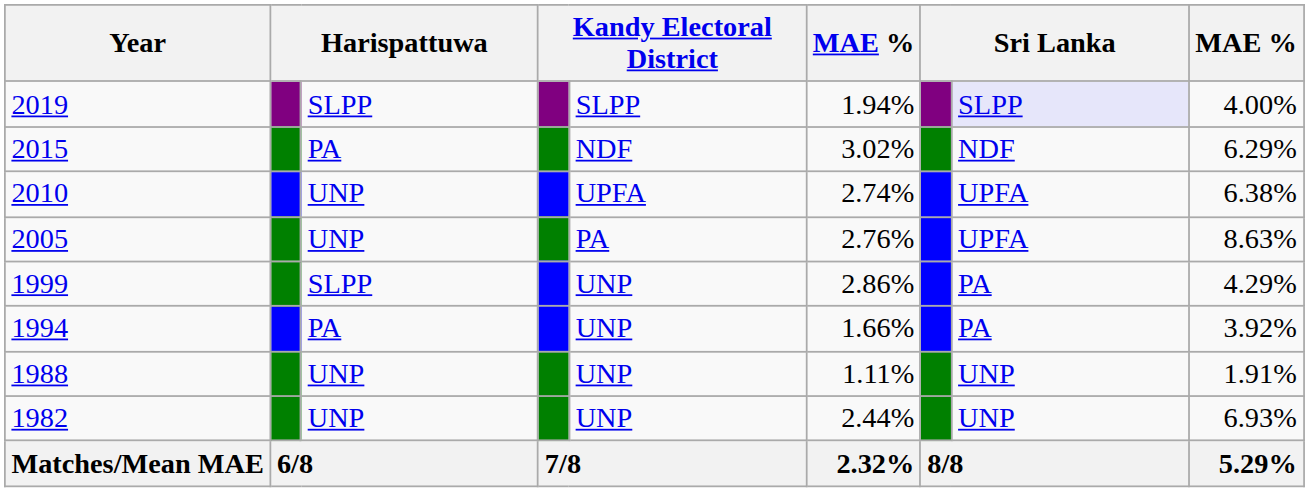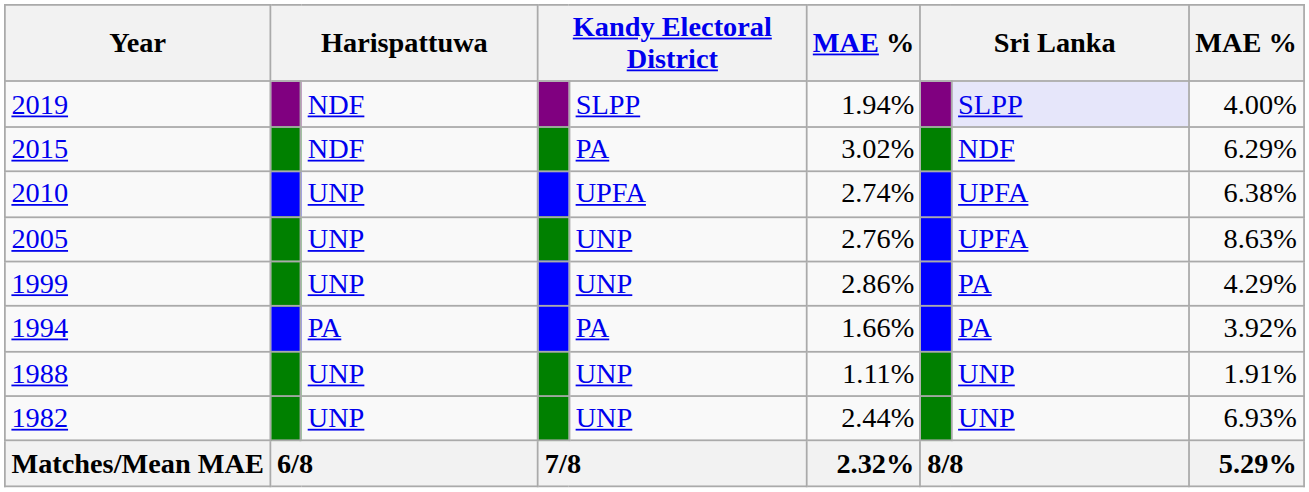(340, 103) SLPP -> (336, 103) NDF
(324, 148) PA -> (336, 148) NDF
(604, 148) NDF -> (592, 148) PA
(592, 238) PA -> (604, 238) UNP
(340, 283) SLPP -> (336, 283) UNP
(604, 328) UNP -> (592, 328) PA
